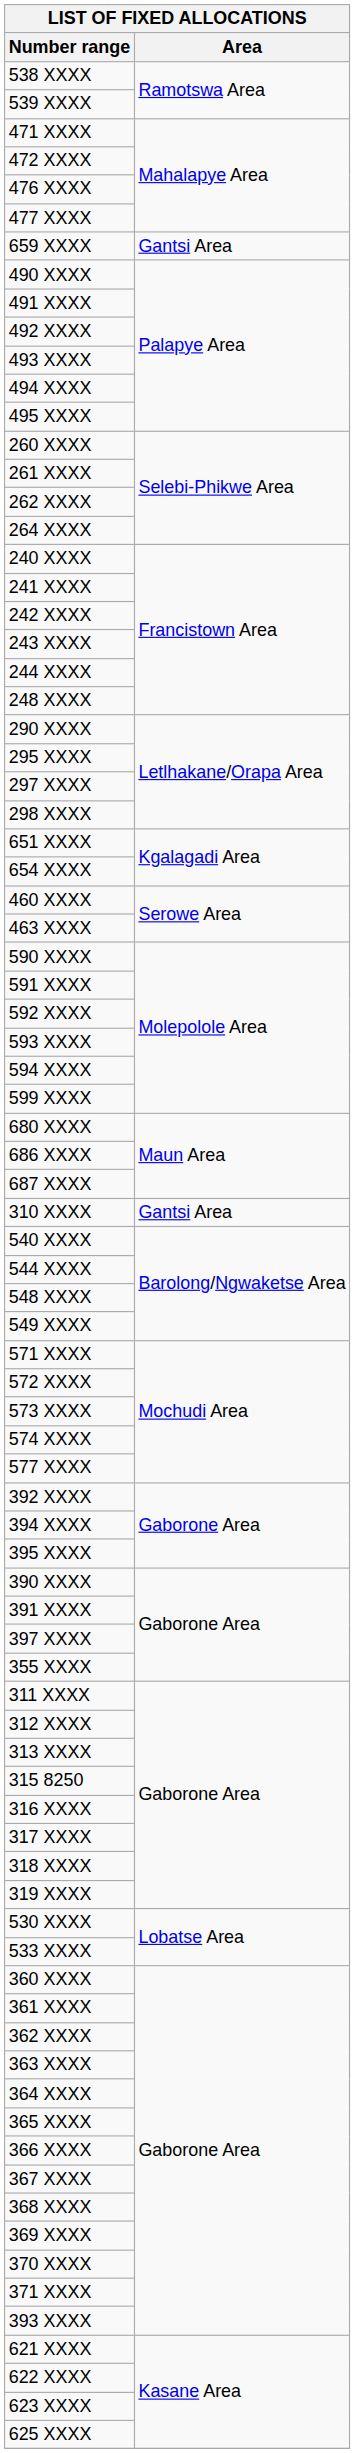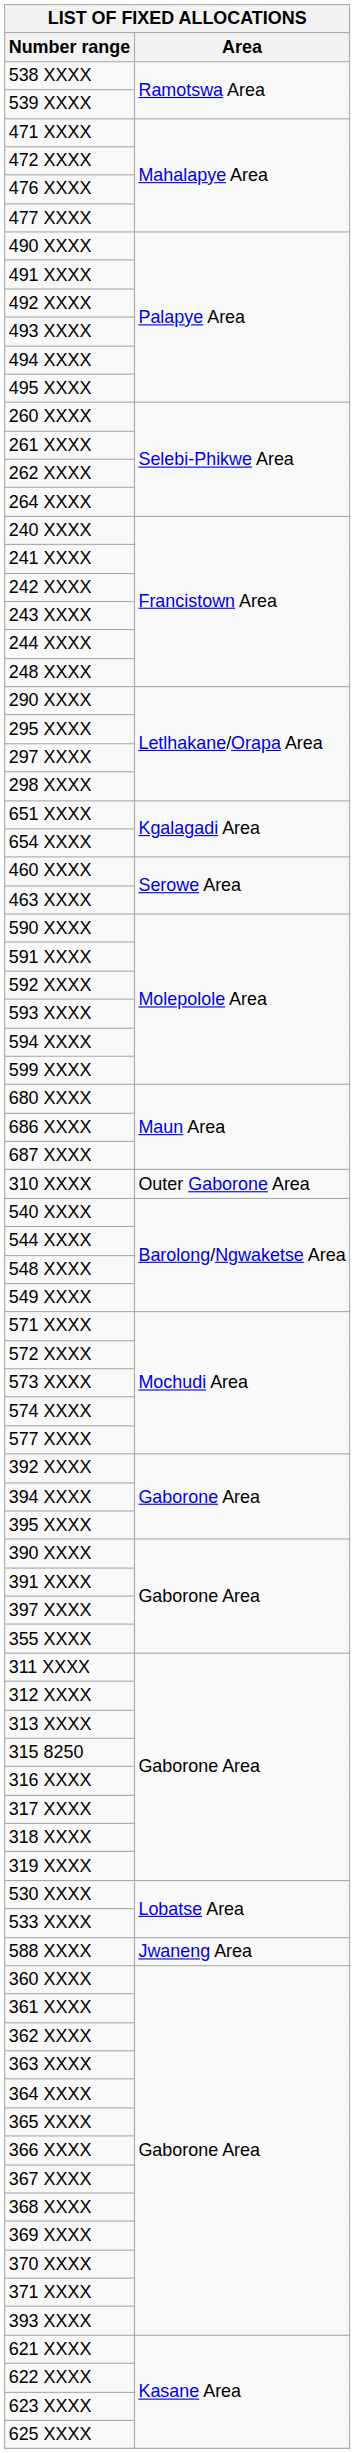- row: (50, 246)
(185, 1212) Gantsi Area -> (224, 1183) Outer Gaborone Area
+ row: (50, 1951)
